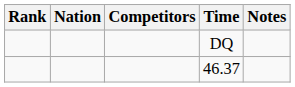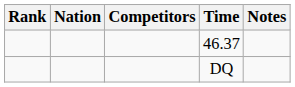rows swapped: (221, 69) <-> (221, 43)
